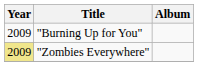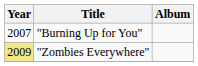(19, 33) 2009 -> (19, 33) 2007
